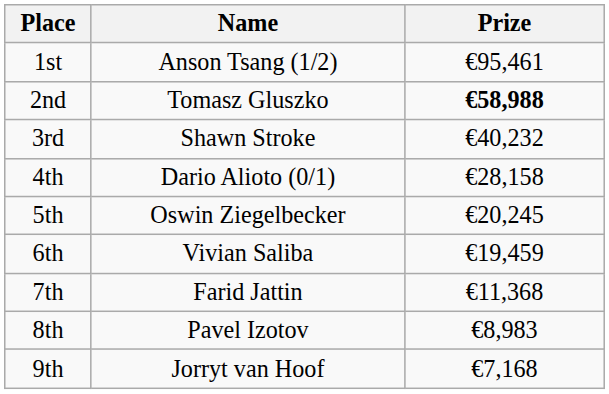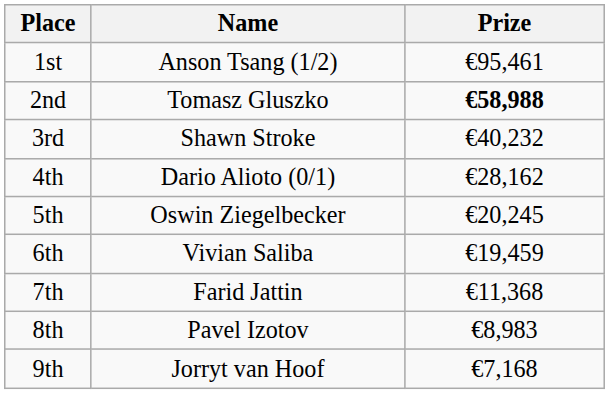(504, 176) €28,158 -> (504, 176) €28,162
